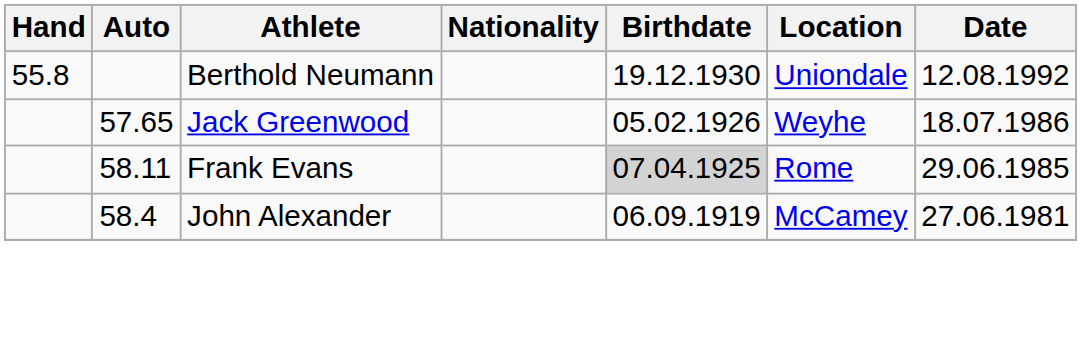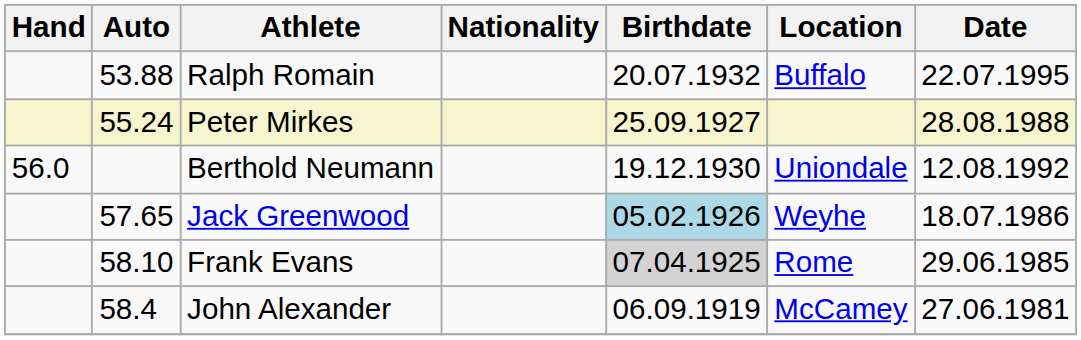+ row: (281, 74)
+ row: (270, 121)
(41, 74) 55.8 -> (41, 168) 56.0
(687, 121) no background -> (687, 215) lightblue background
(135, 168) 58.11 -> (136, 262) 58.10
